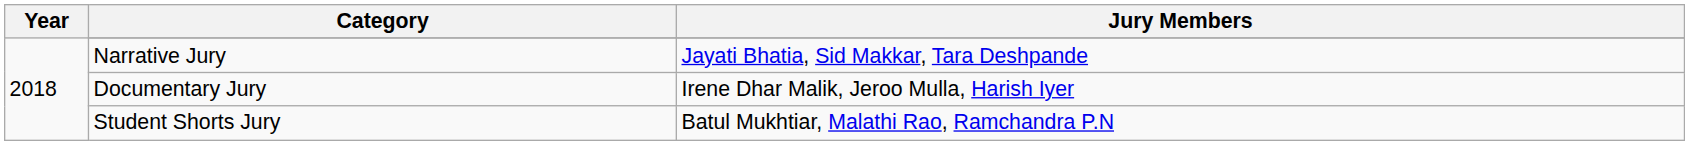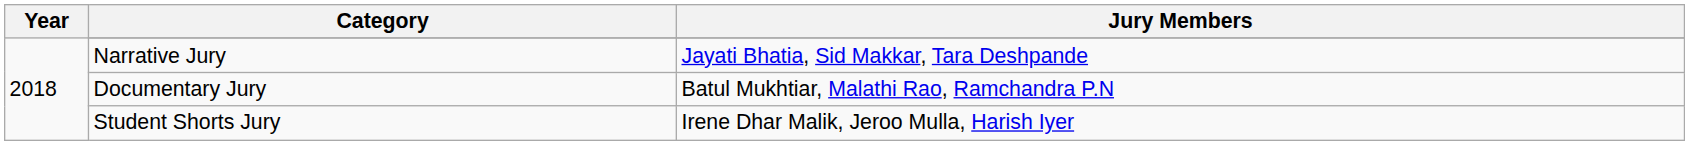(878, 88) Irene Dhar Malik, Jeroo Mulla, Harish Iyer -> (898, 88) Batul Mukhtiar, Malathi Rao, Ramchandra P.N
(898, 122) Batul Mukhtiar, Malathi Rao, Ramchandra P.N -> (878, 122) Irene Dhar Malik, Jeroo Mulla, Harish Iyer
